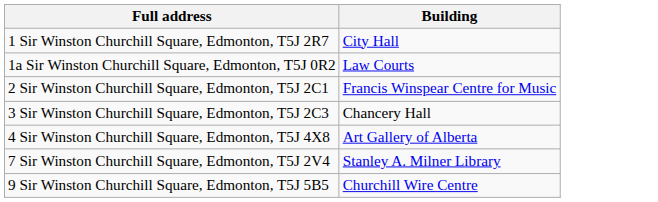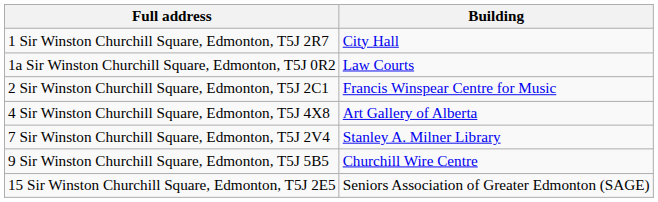- row: (168, 112)
+ row: (172, 185)
